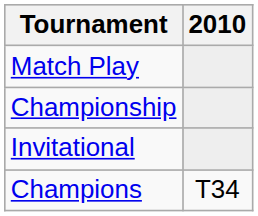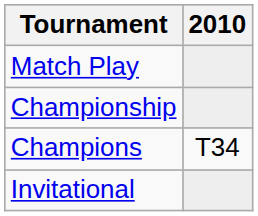rows swapped: (73, 148) <-> (76, 189)
